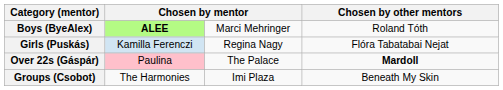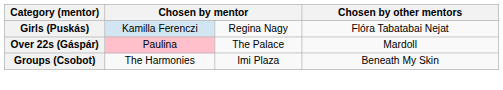- row: (55, 28)
(400, 61) bold -> (400, 45) normal
